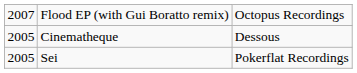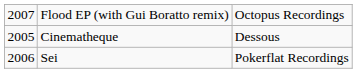(21, 57) 2005 -> (21, 57) 2006
